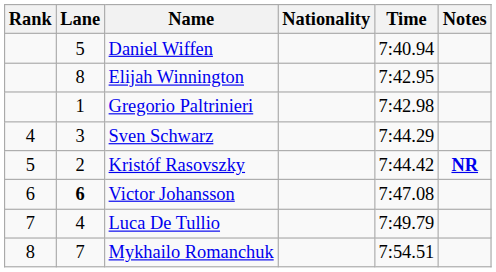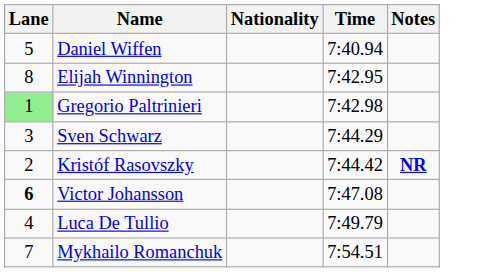- column: (30, 19)
(80, 106) no background -> (29, 106) lightgreen background
